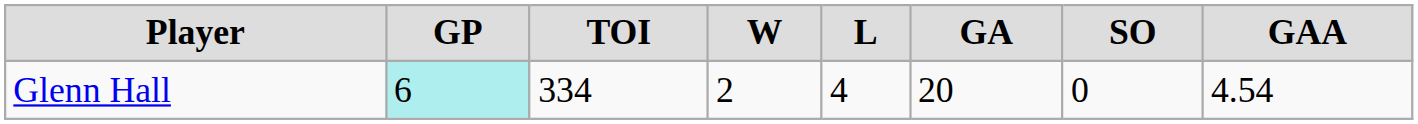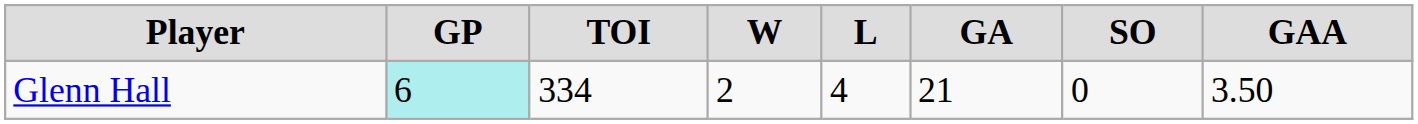(936, 89) 20 -> (936, 89) 21
(1242, 89) 4.54 -> (1242, 89) 3.50
